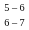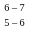rows swapped: (14, 22) <-> (14, 8)
